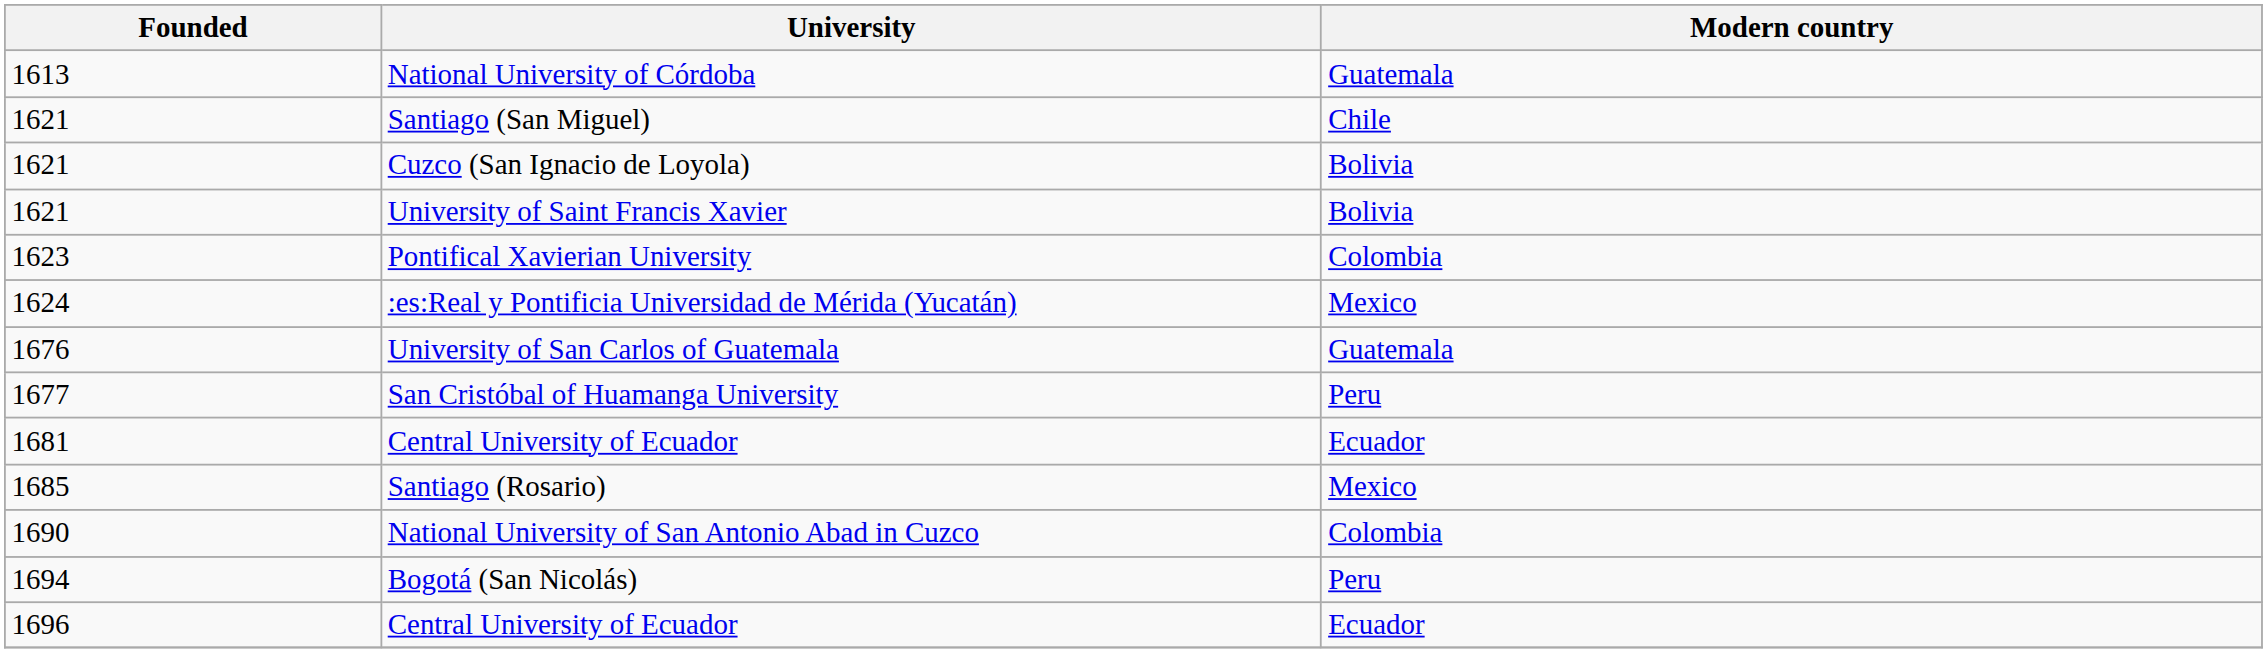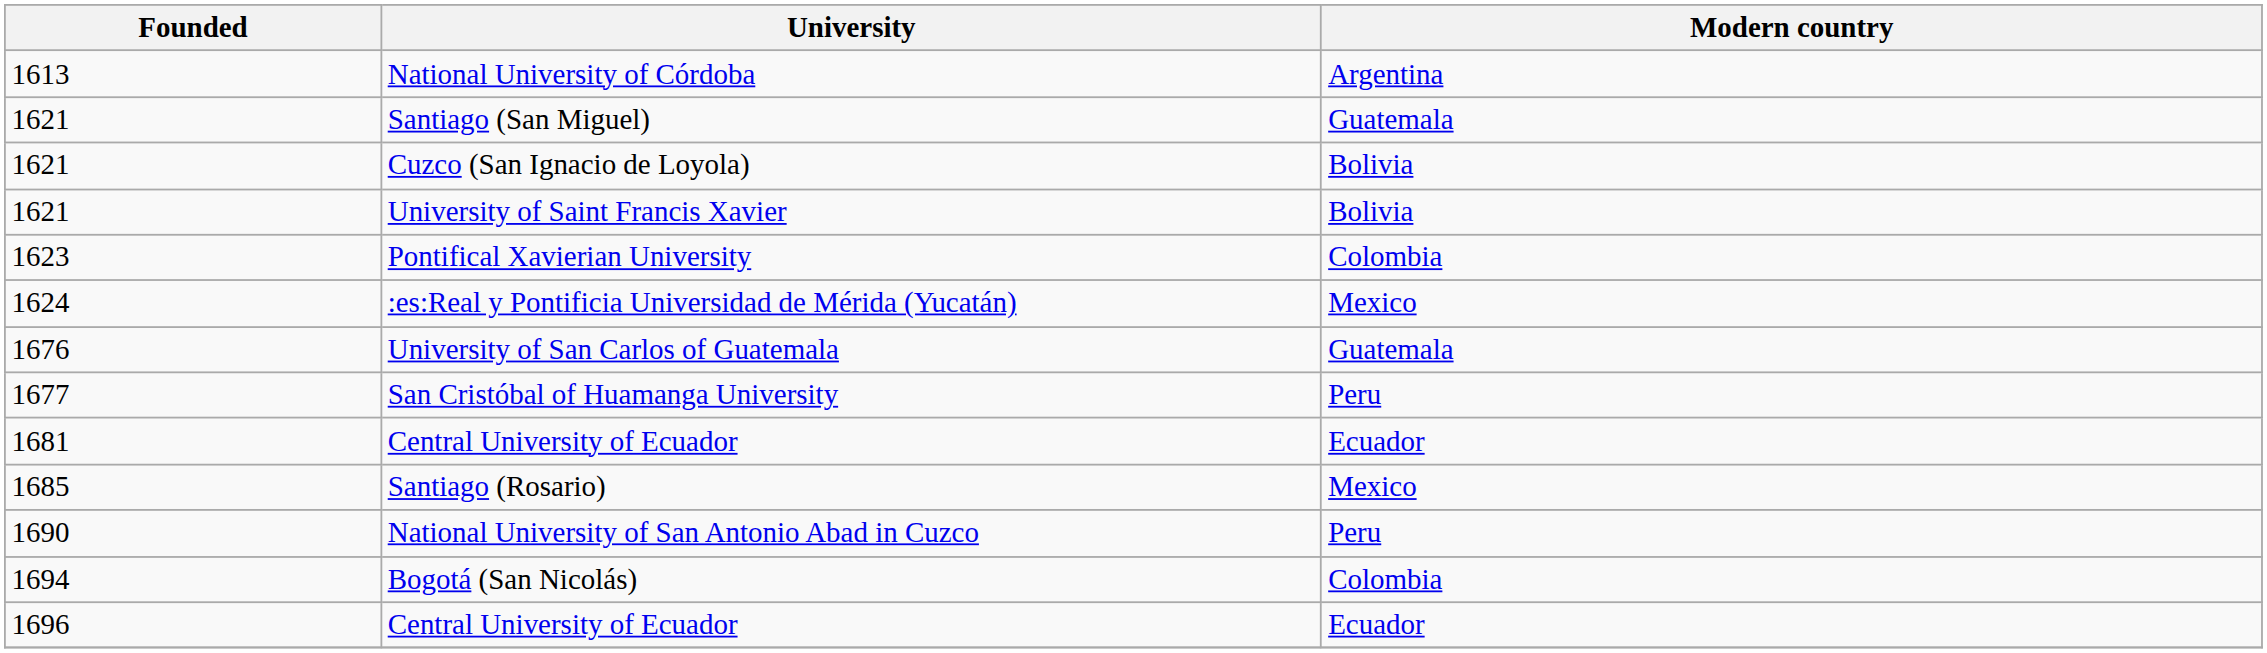(1391, 73) Guatemala -> (1386, 73) Argentina
(1360, 119) Chile -> (1391, 119) Guatemala
(1385, 532) Colombia -> (1355, 532) Peru
(1355, 578) Peru -> (1385, 578) Colombia
